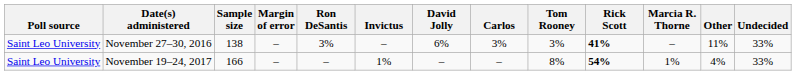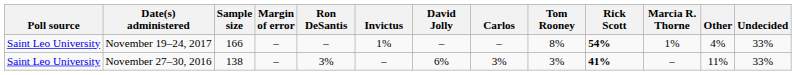rows swapped: (158, 61) <-> (158, 43)
